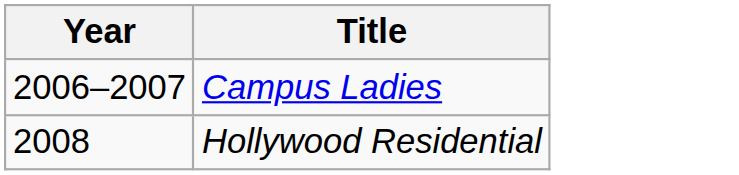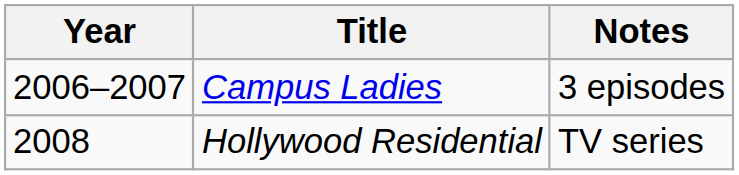+ column: (642, 31)
